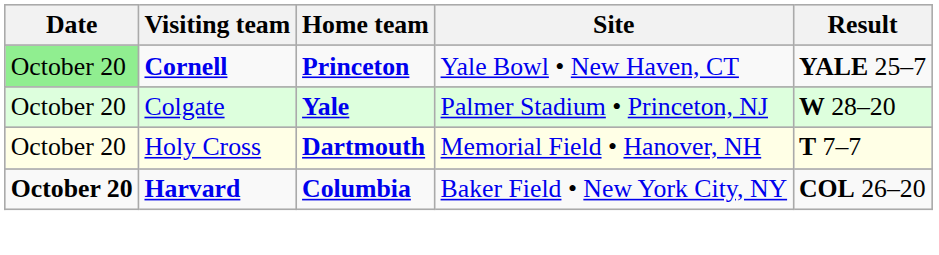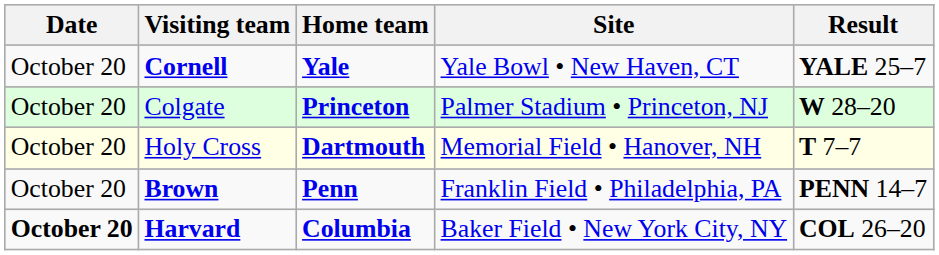(68, 65) lightgreen background -> (68, 65) no background
(356, 65) Princeton -> (326, 65) Yale
(326, 106) Yale -> (356, 106) Princeton
+ row: (181, 188)
